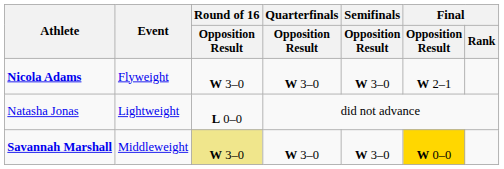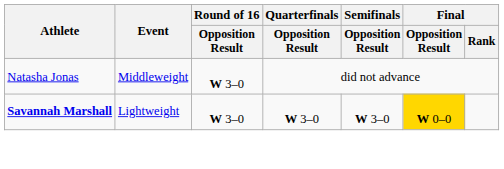- row: (44, 76)
(149, 112) Lightweight -> (153, 76) Middleweight
(227, 119) L 0–0 -> (227, 84) W 3–0
(153, 147) Middleweight -> (149, 112) Lightweight
(227, 155) khaki background -> (227, 119) no background
